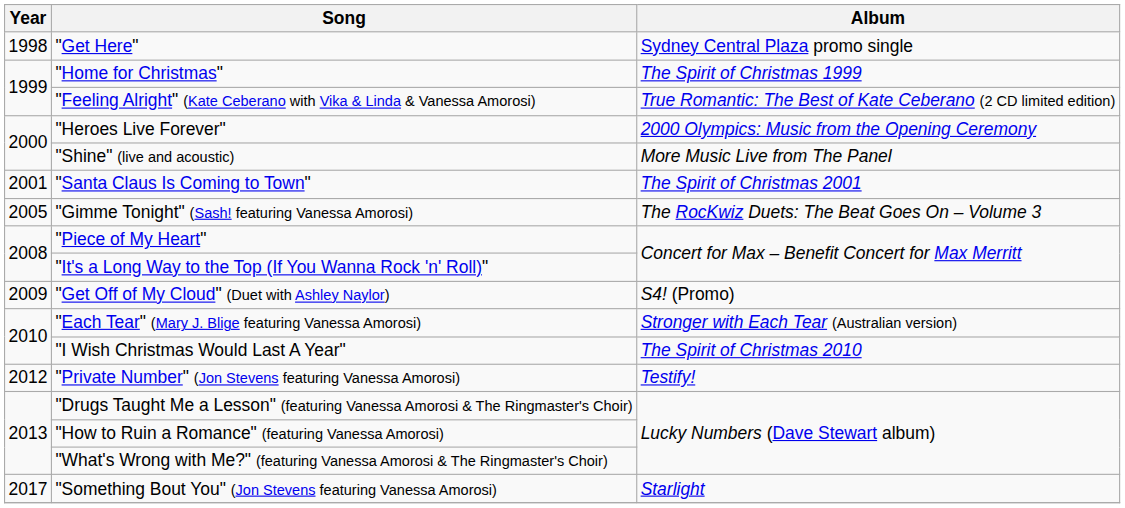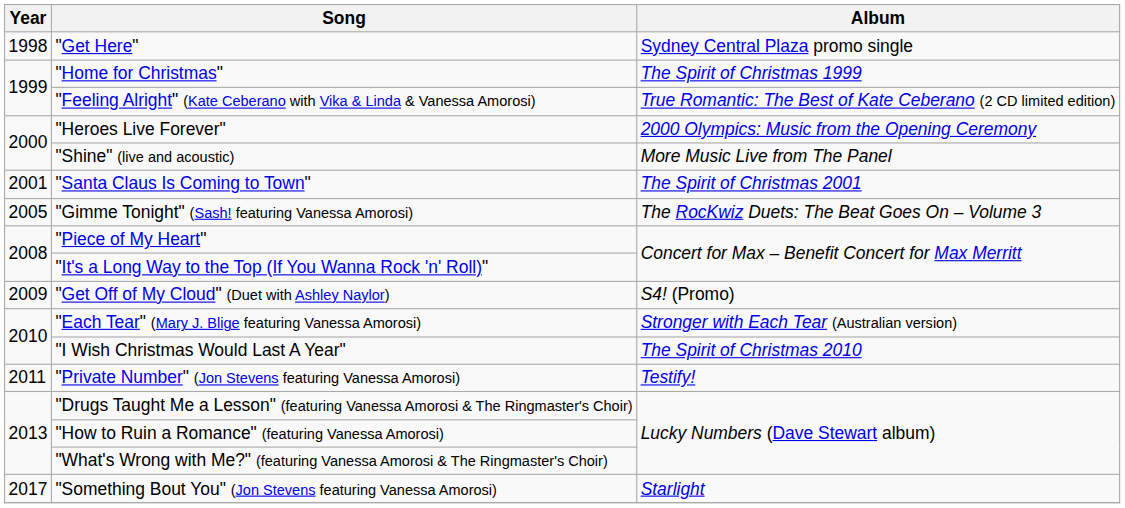(28, 377) 2012 -> (27, 377) 2011
